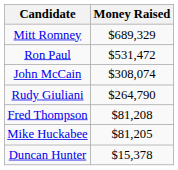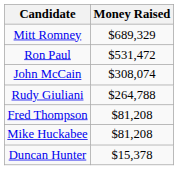(132, 94) $264,790 -> (132, 94) $264,788
(132, 134) $81,205 -> (132, 134) $81,208
